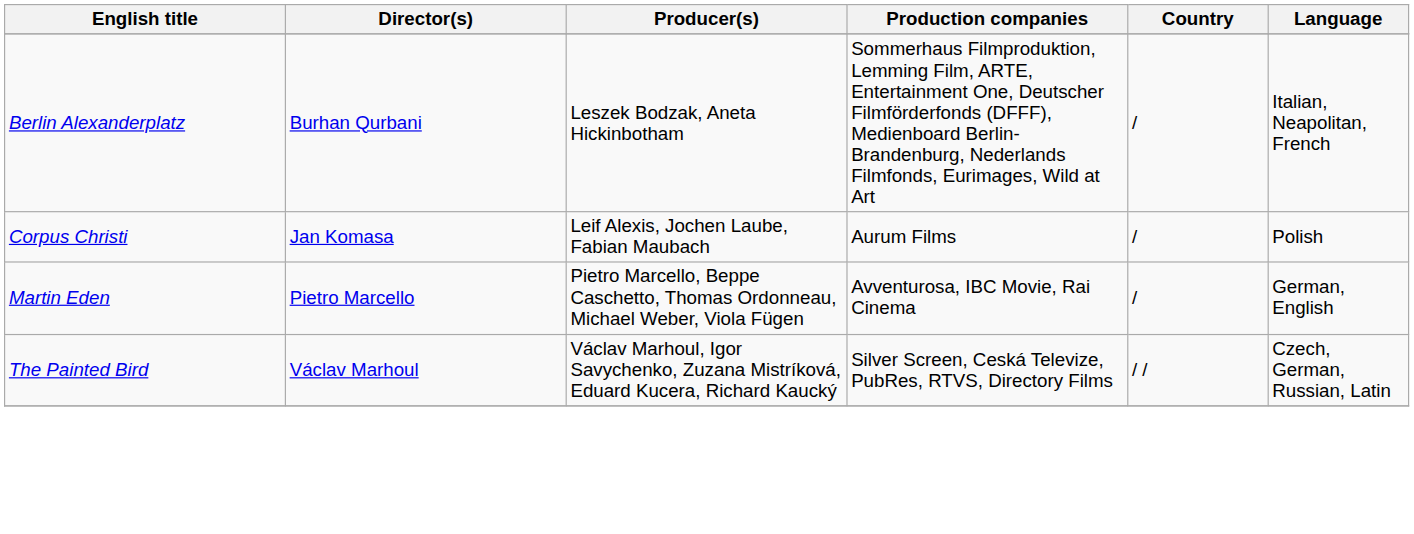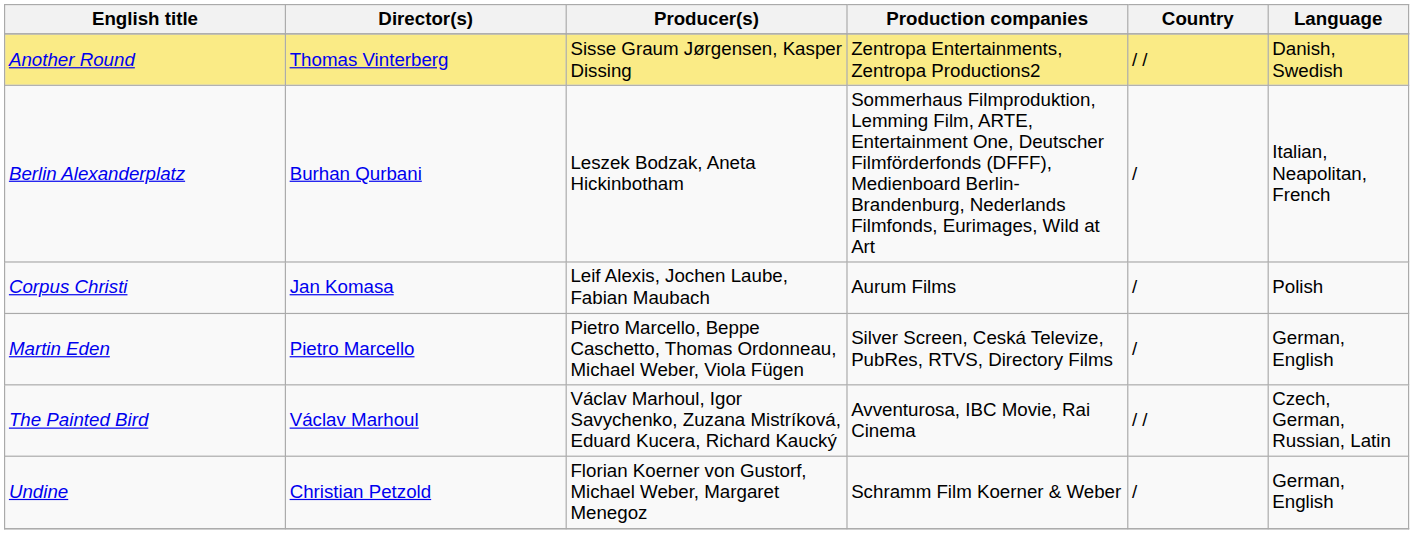+ row: (72, 59)
(971, 297) Avventurosa, IBC Movie, Rai Cinema -> (982, 348) Silver Screen, Ceská Televize, PubRes, RTVS, Directory Films
(982, 369) Silver Screen, Ceská Televize, PubRes, RTVS, Directory Films -> (971, 420) Avventurosa, IBC Movie, Rai Cinema
+ row: (39, 492)
